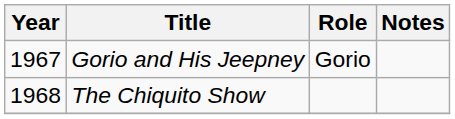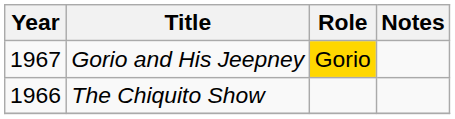(343, 58) no background -> (343, 58) gold background
(35, 95) 1968 -> (35, 95) 1966
